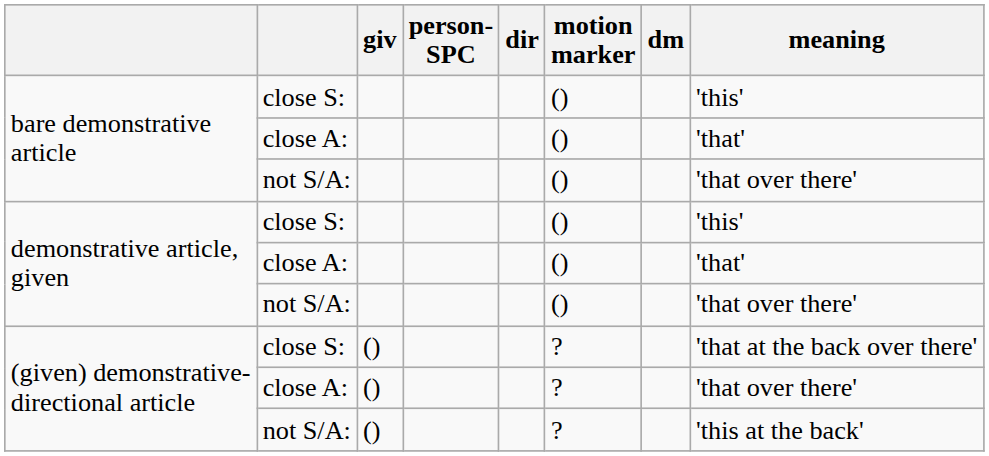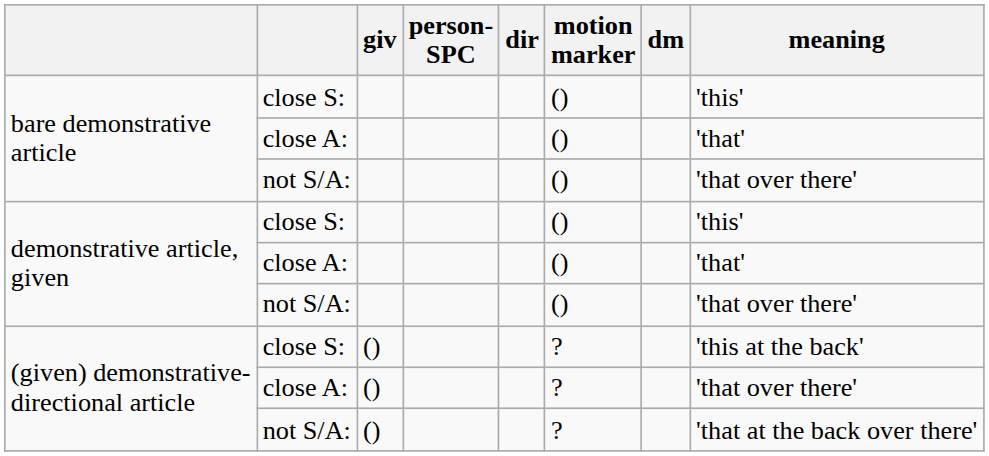(837, 346) 'that at the back over there' -> (780, 346) 'this at the back'
(780, 429) 'this at the back' -> (837, 429) 'that at the back over there'
